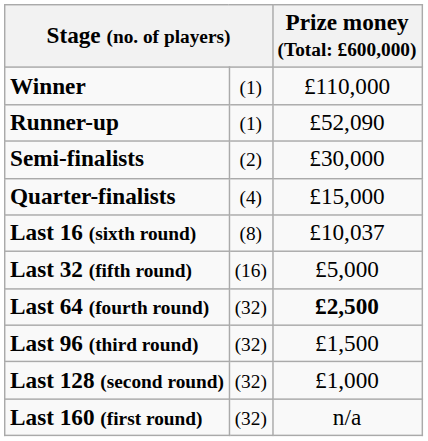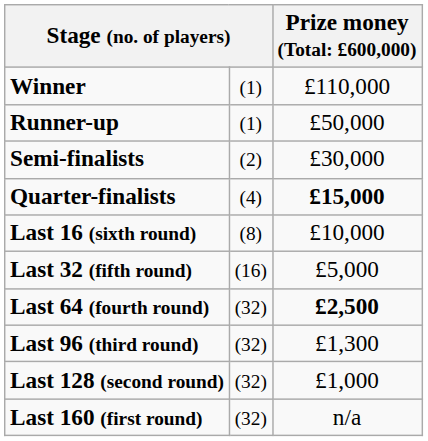(347, 122) £52,090 -> (347, 122) £50,000
(347, 196) normal -> (347, 196) bold
(347, 232) £10,037 -> (347, 232) £10,000
(347, 343) £1,500 -> (347, 343) £1,300
